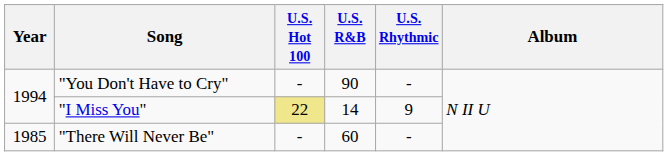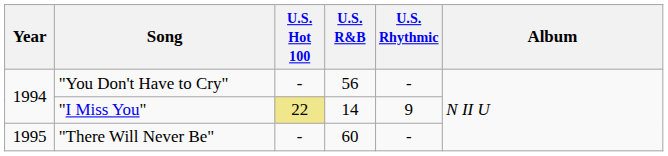(350, 83) 90 -> (350, 83) 56
(30, 136) 1985 -> (30, 136) 1995
